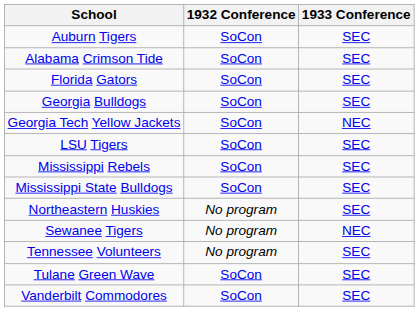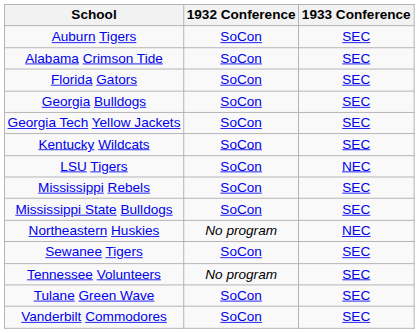(356, 123) NEC -> (356, 123) SEC
+ row: (94, 144)
(356, 144) SEC -> (356, 166) NEC
(356, 209) SEC -> (356, 230) NEC
(241, 230) No program -> (241, 252) SoCon
(356, 230) NEC -> (356, 252) SEC
